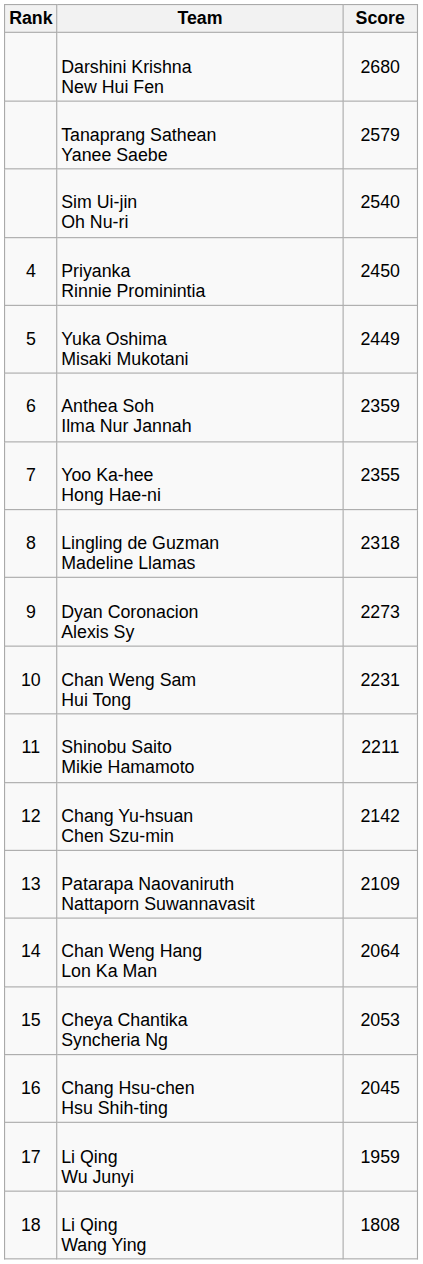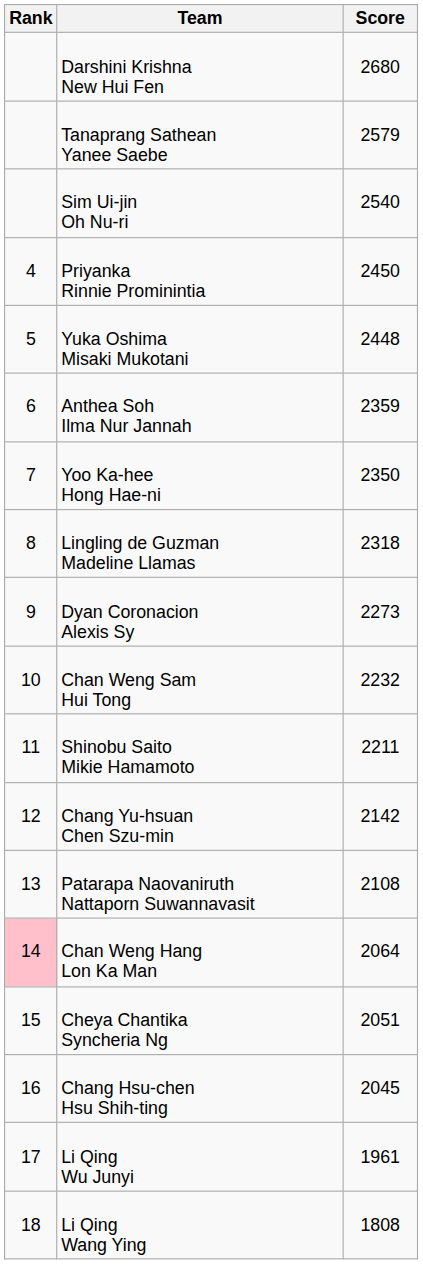(380, 339) 2449 -> (380, 339) 2448
(380, 475) 2355 -> (380, 475) 2350
(380, 679) 2231 -> (380, 679) 2232
(380, 884) 2109 -> (380, 884) 2108
(31, 952) no background -> (31, 952) pink background
(380, 1020) 2053 -> (380, 1020) 2051
(380, 1156) 1959 -> (380, 1156) 1961
